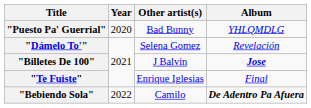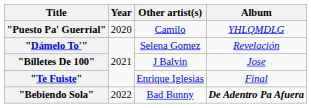(170, 29) Bad Bunny -> (170, 29) Camilo
(256, 62) bold -> (256, 62) normal
(170, 95) Camilo -> (170, 95) Bad Bunny
